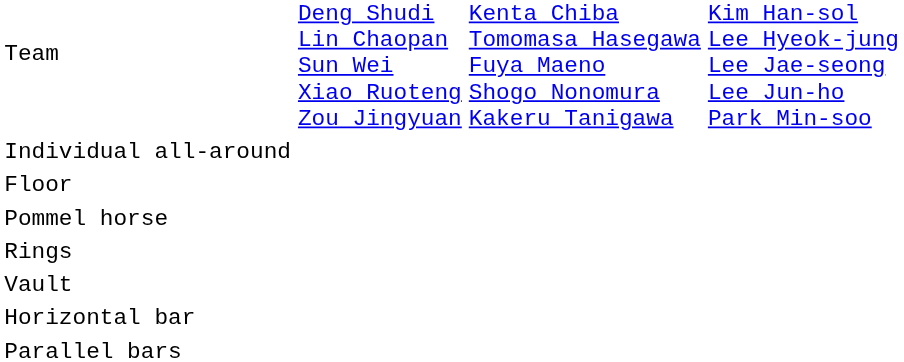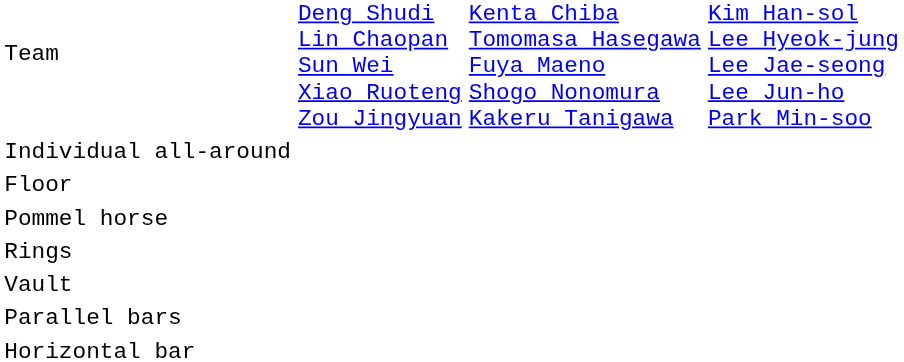rows swapped: (93, 351) <-> (100, 318)
